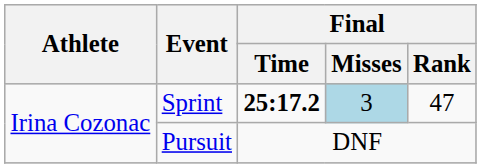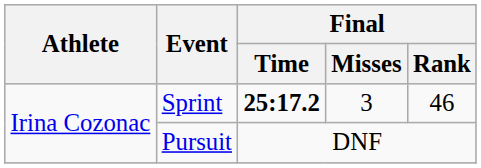(366, 102) lightblue background -> (366, 102) no background
(442, 102) 47 -> (442, 102) 46
